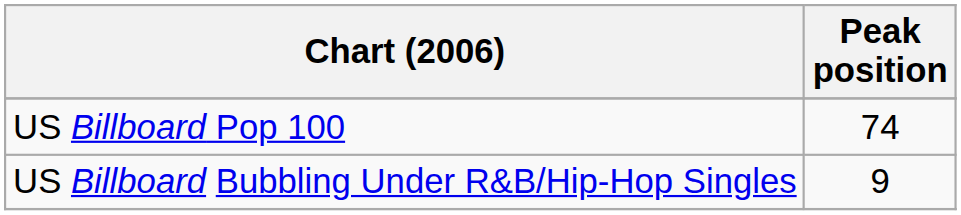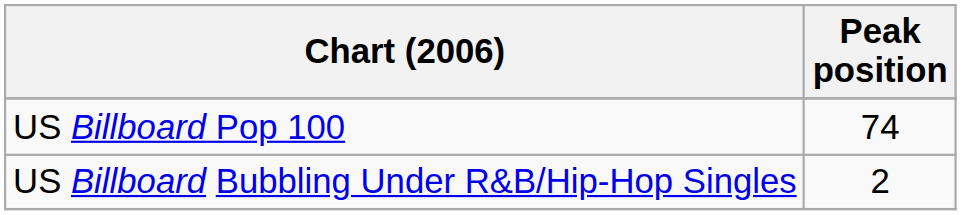(880, 181) 9 -> (880, 181) 2
